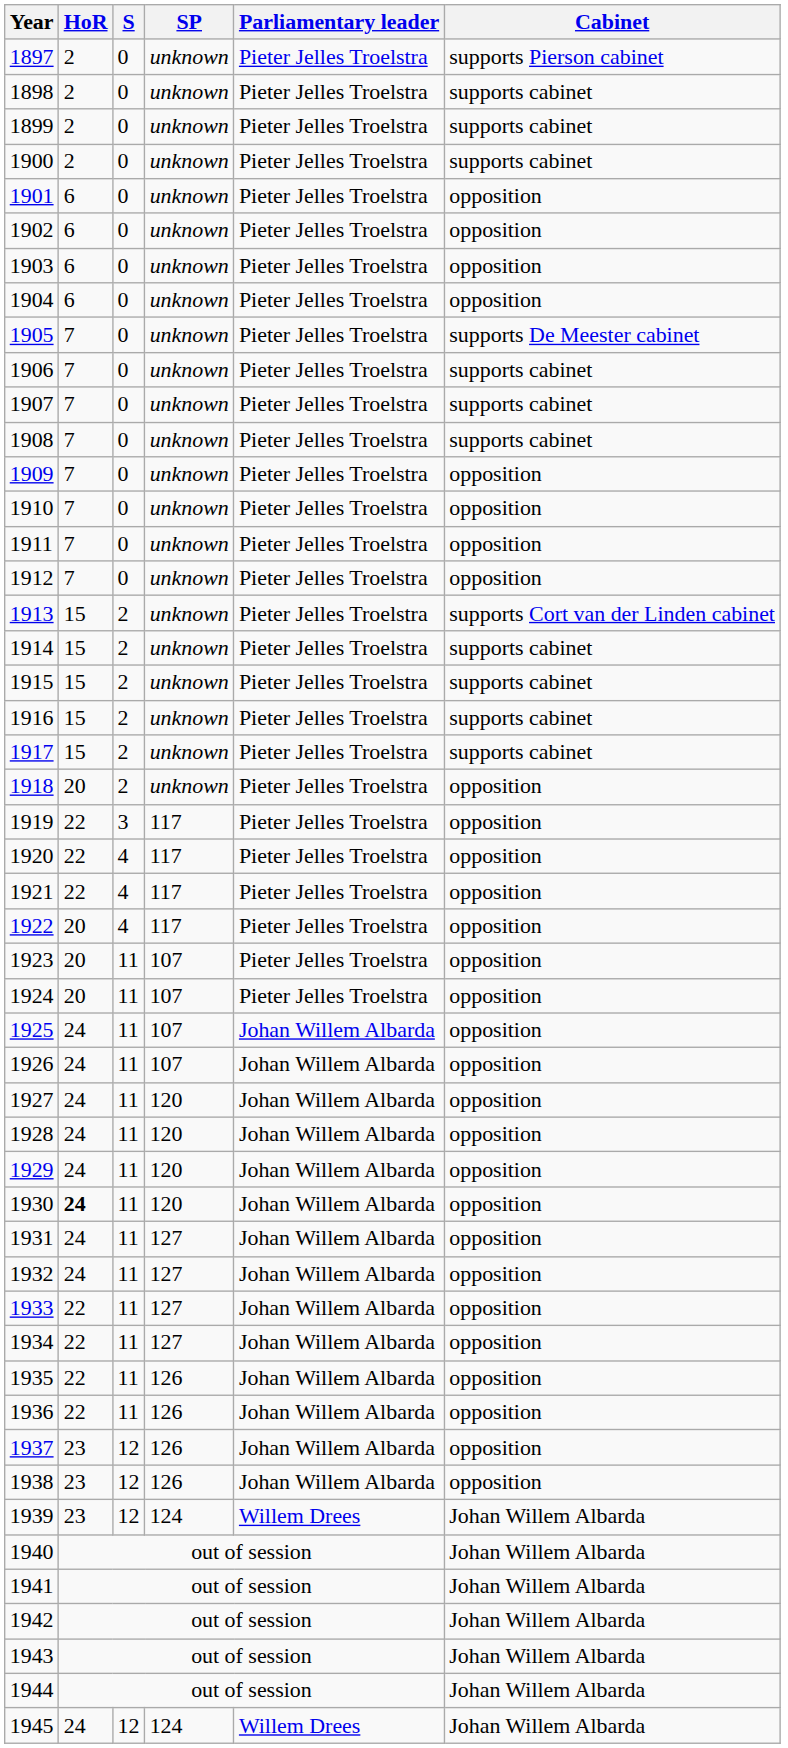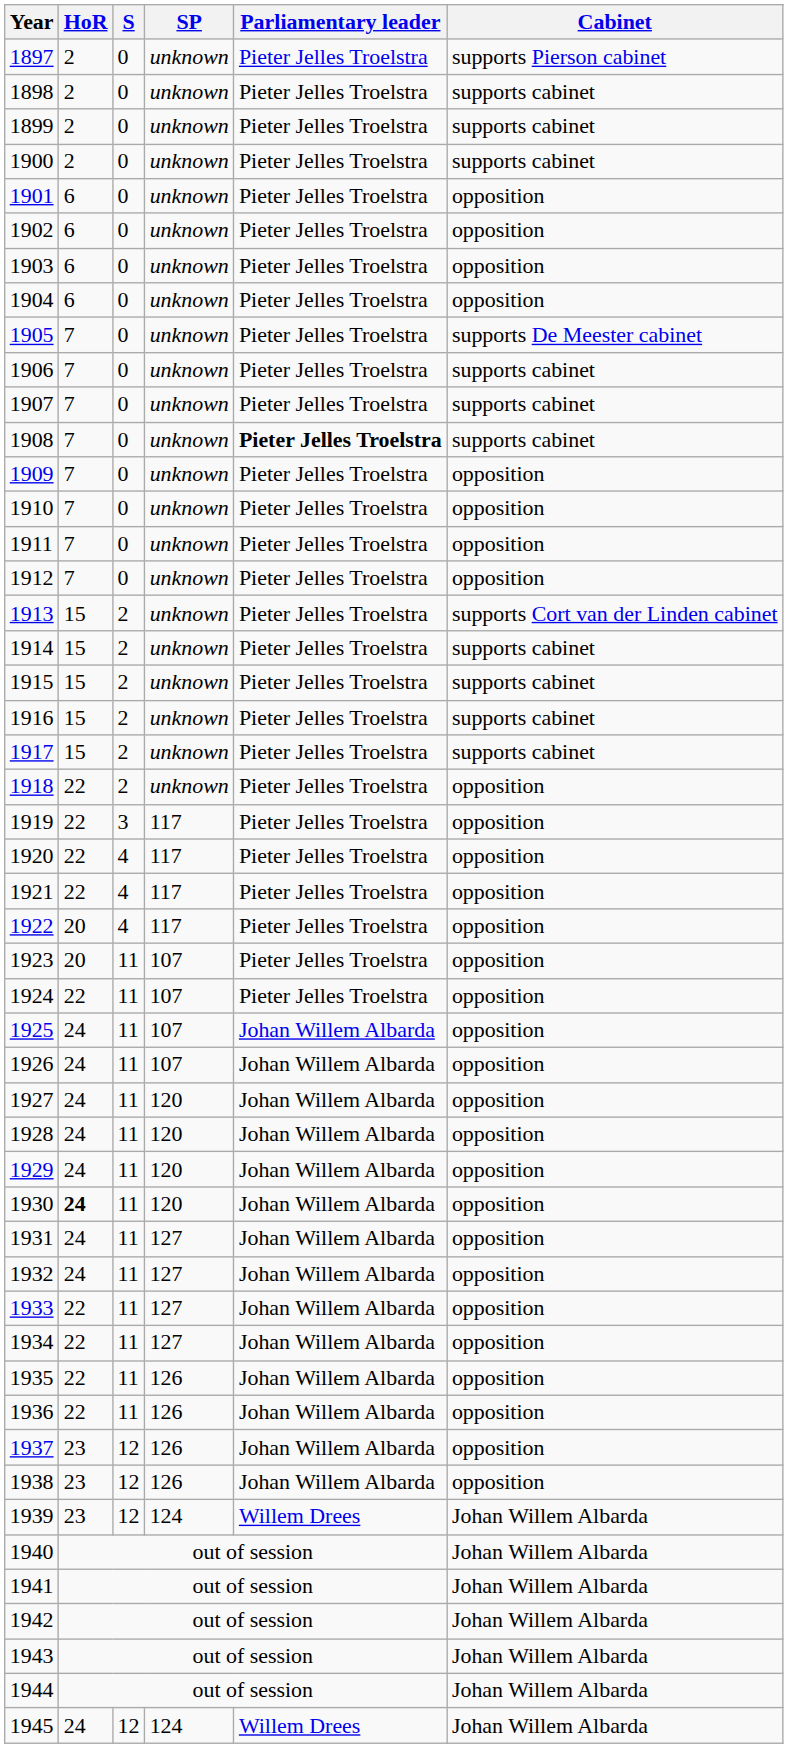(333, 439) normal -> (340, 439) bold
(75, 786) 20 -> (75, 786) 22
(75, 995) 20 -> (75, 995) 22
